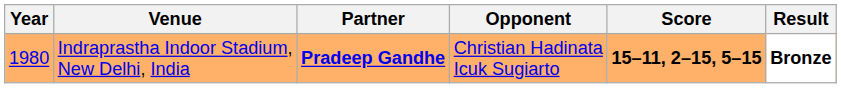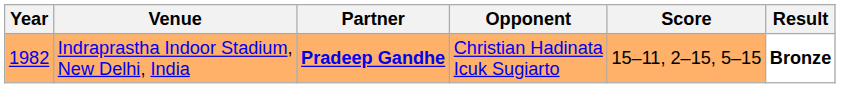(29, 58) 1980 -> (29, 58) 1982
(687, 58) bold -> (686, 58) normal
